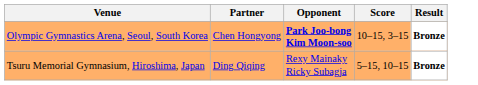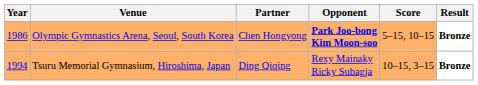+ column: (17, 13)
(383, 36) 10–15, 3–15 -> (408, 36) 5–15, 10–15
(383, 66) 5–15, 10–15 -> (408, 66) 10–15, 3–15
